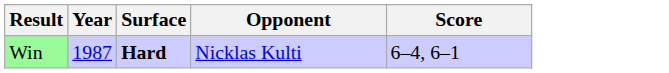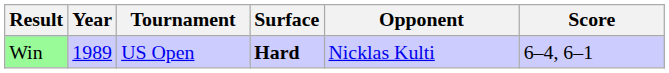+ column: (183, 20)
(92, 51) 1987 -> (92, 51) 1989
